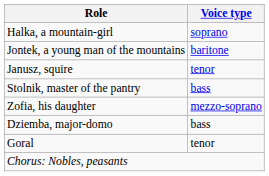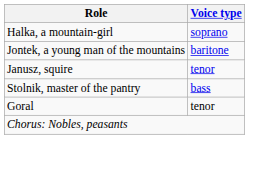- row: (51, 106)
- row: (60, 124)
